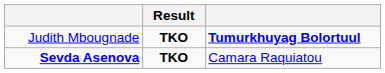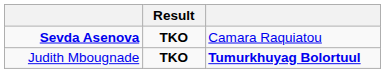rows swapped: (84, 37) <-> (89, 58)
